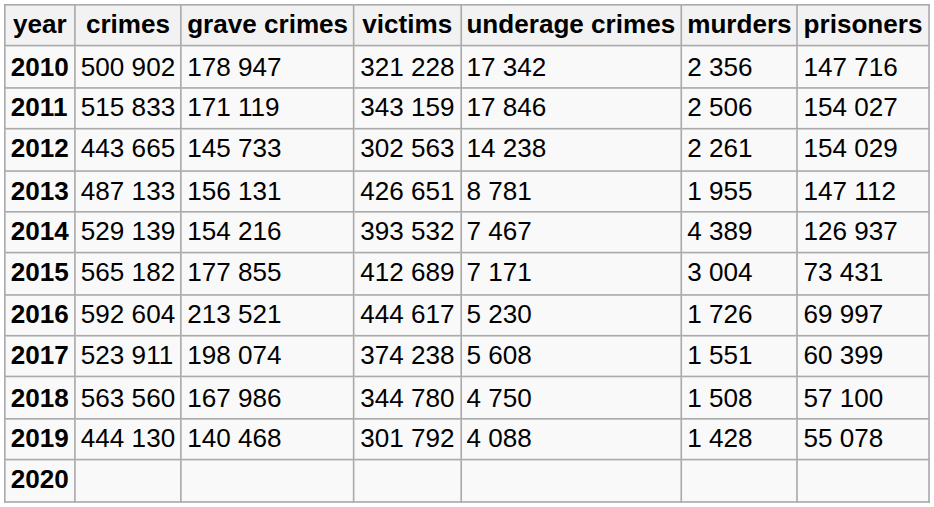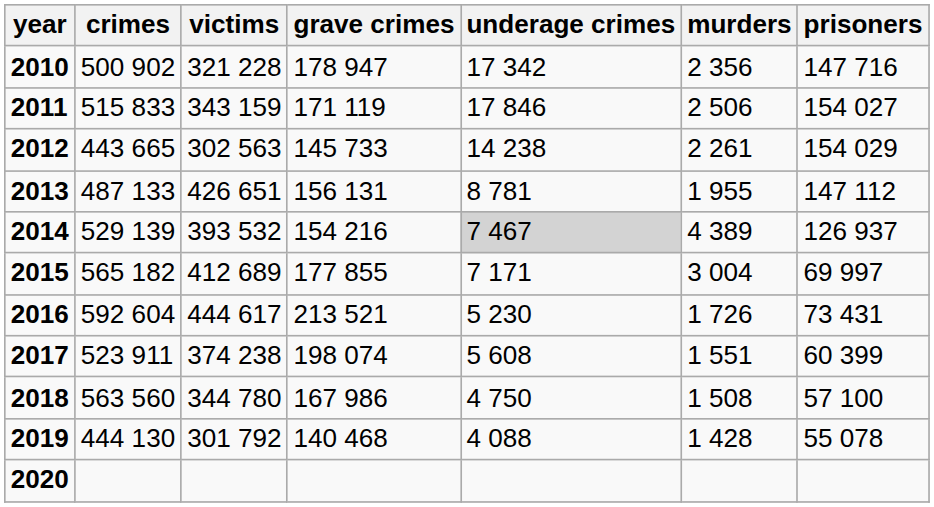columns swapped: (407, 25) <-> (268, 25)
(499, 231) no background -> (499, 231) lightgrey background
(843, 273) 73 431 -> (843, 273) 69 997
(843, 314) 69 997 -> (843, 314) 73 431
